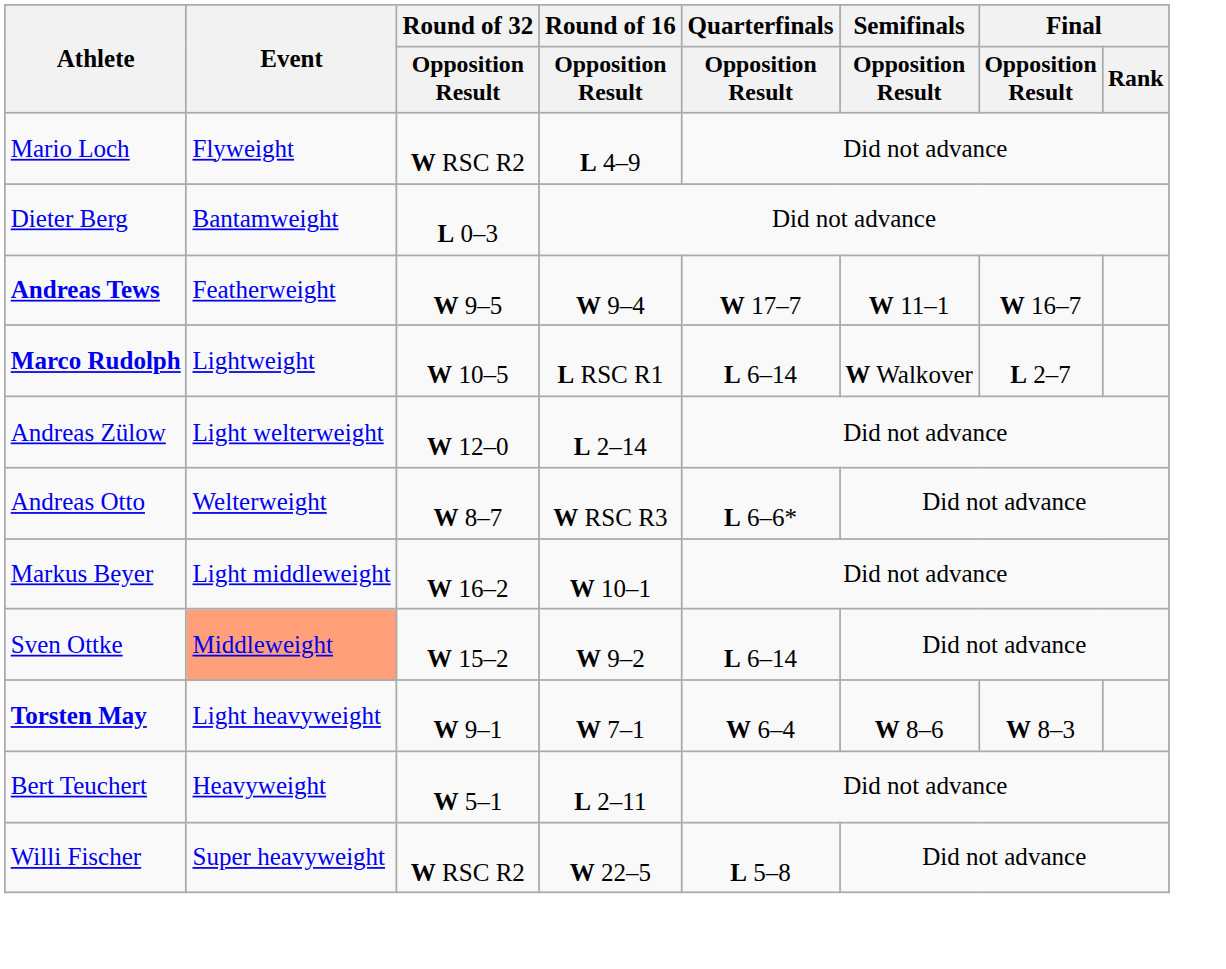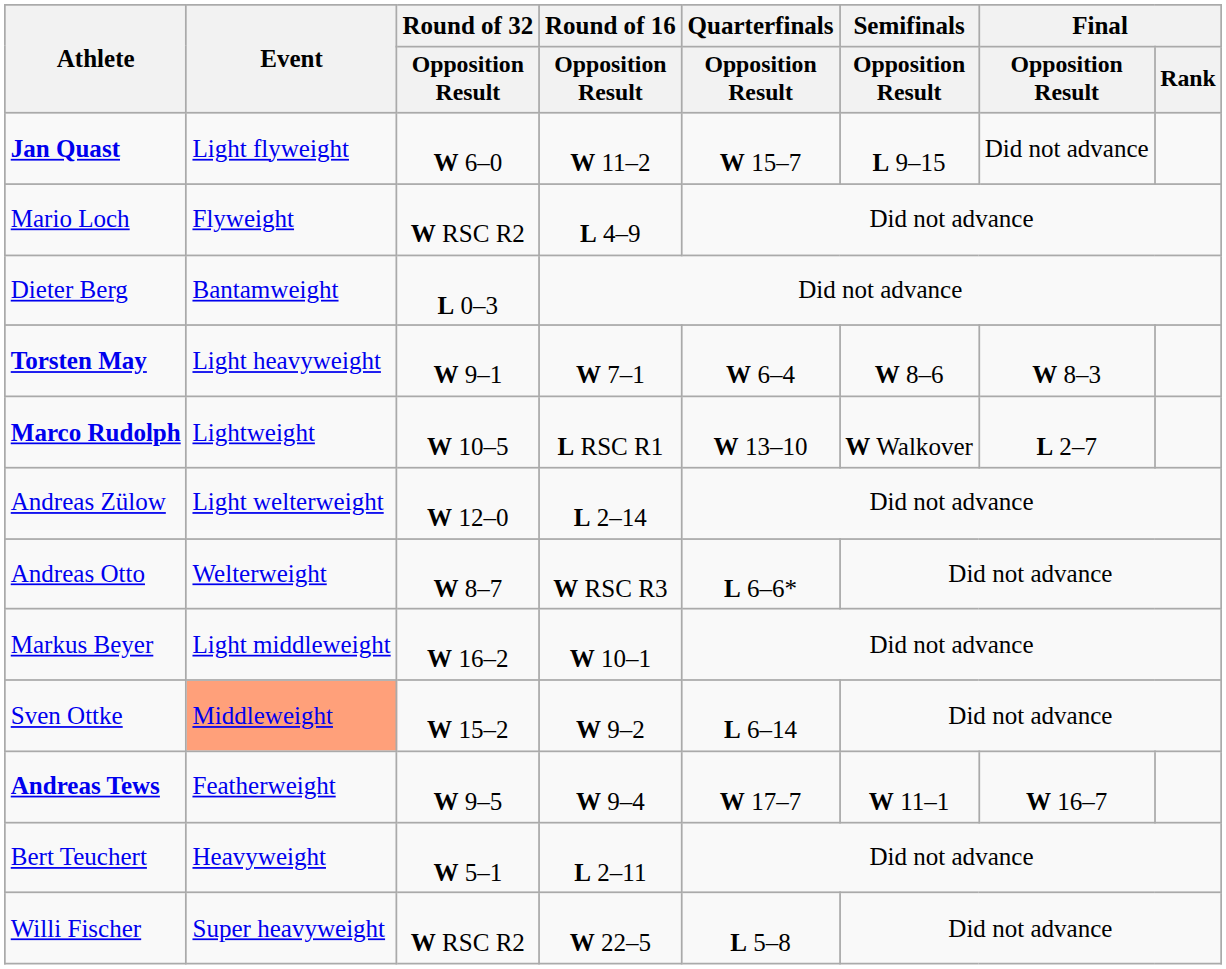+ row: (65, 148)
rows swapped: (85, 290) <-> (79, 715)
(761, 376) L 6–14 -> (761, 447) W 13–10
